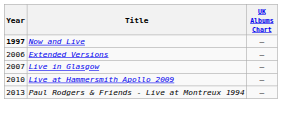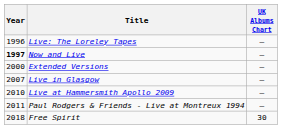+ row: (83, 41)
(16, 54) 2006 -> (16, 67) 2000
(16, 92) 2013 -> (16, 105) 2011
+ row: (54, 118)
